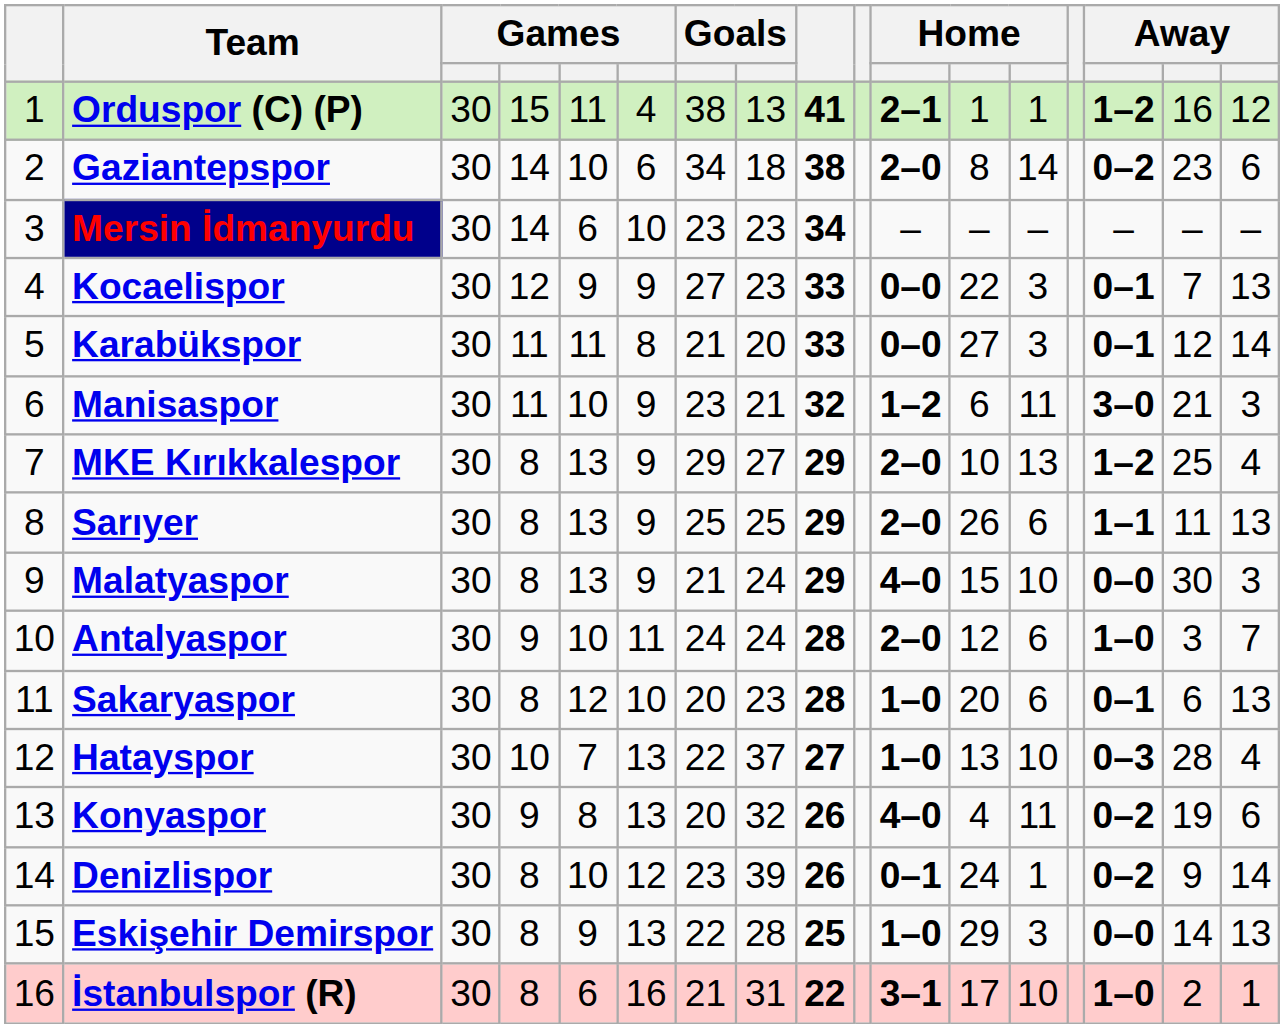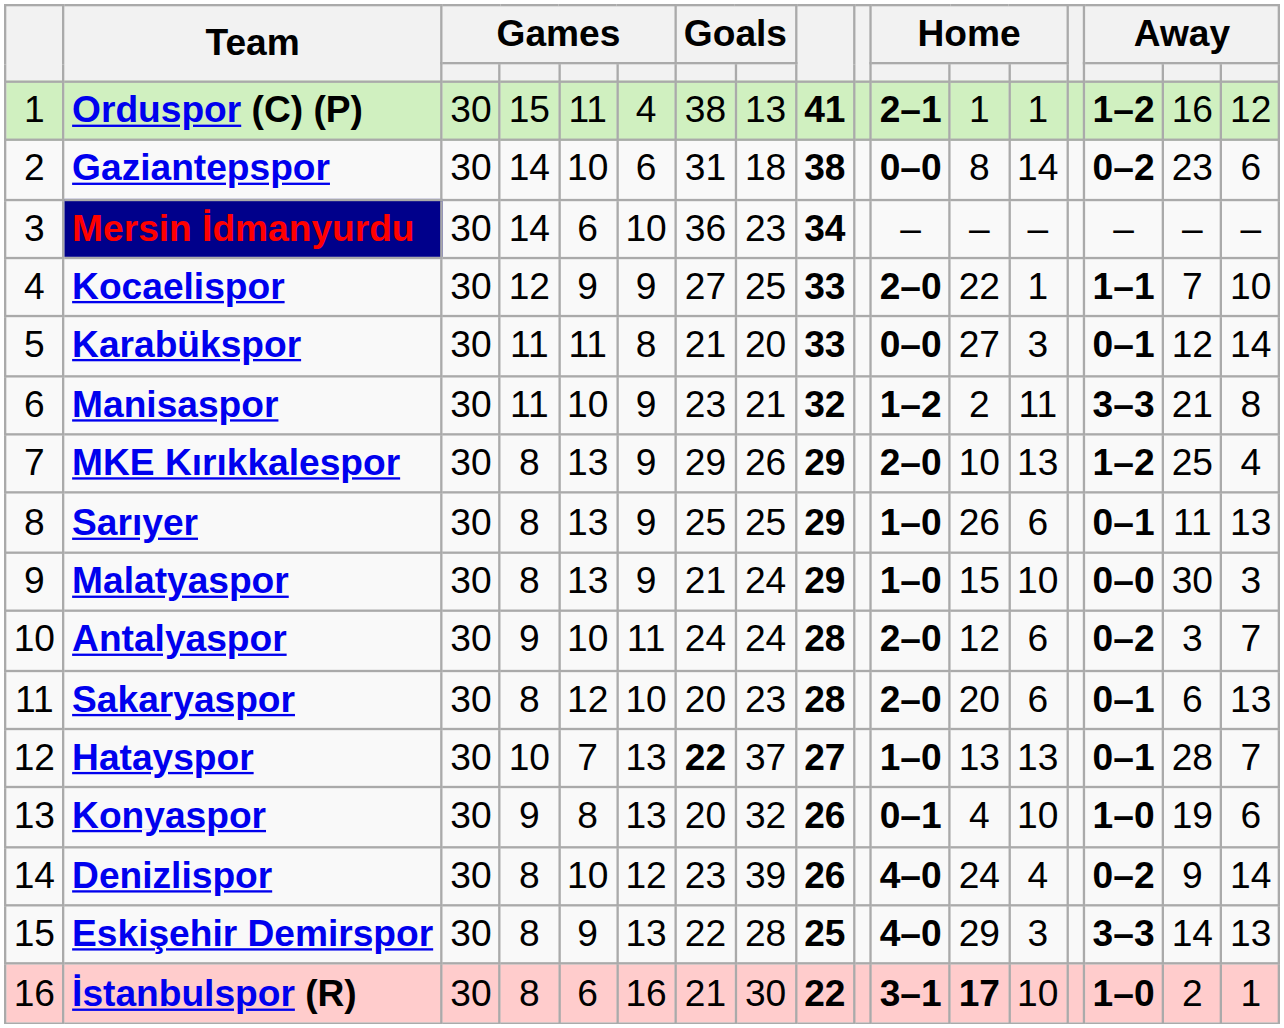(705, 168) 34 -> (705, 168) 31
(911, 168) 2–0 -> (911, 168) 0–0
(705, 227) 23 -> (705, 227) 36
(766, 286) 23 -> (766, 286) 25
(911, 286) 0–0 -> (911, 286) 2–0
(1038, 286) 3 -> (1038, 286) 1
(1124, 286) 0–1 -> (1124, 286) 1–1
(1251, 286) 13 -> (1251, 286) 10
(979, 404) 6 -> (979, 404) 2
(1124, 404) 3–0 -> (1124, 404) 3–3
(1251, 404) 3 -> (1251, 404) 8
(766, 463) 27 -> (766, 463) 26
(911, 522) 2–0 -> (911, 522) 1–0
(1124, 522) 1–1 -> (1124, 522) 0–1
(911, 580) 4–0 -> (911, 580) 1–0
(1124, 639) 1–0 -> (1124, 639) 0–2
(911, 698) 1–0 -> (911, 698) 2–0
(705, 757) normal -> (705, 757) bold
(1038, 757) 10 -> (1038, 757) 13
(1124, 757) 0–3 -> (1124, 757) 0–1
(1251, 757) 4 -> (1251, 757) 7
(911, 816) 4–0 -> (911, 816) 0–1
(1038, 816) 11 -> (1038, 816) 10
(1124, 816) 0–2 -> (1124, 816) 1–0
(911, 875) 0–1 -> (911, 875) 4–0
(1038, 875) 1 -> (1038, 875) 4
(911, 934) 1–0 -> (911, 934) 4–0
(1124, 934) 0–0 -> (1124, 934) 3–3
(766, 992) 31 -> (766, 992) 30
(979, 992) normal -> (979, 992) bold
